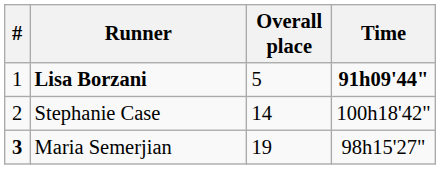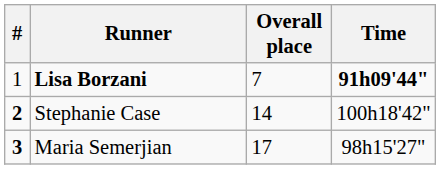(257, 79) 5 -> (257, 79) 7
(17, 113) normal -> (17, 113) bold
(262, 147) 19 -> (262, 147) 17
